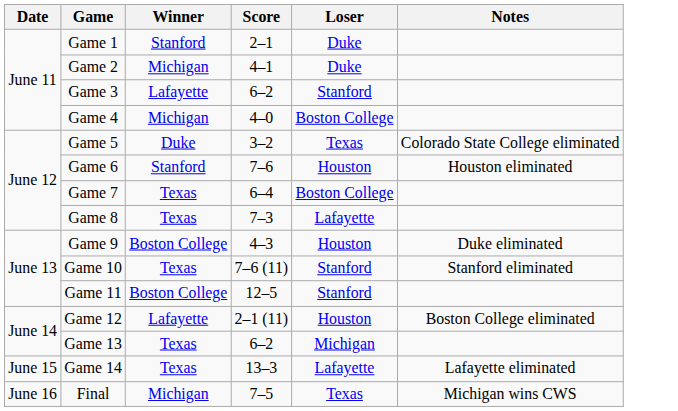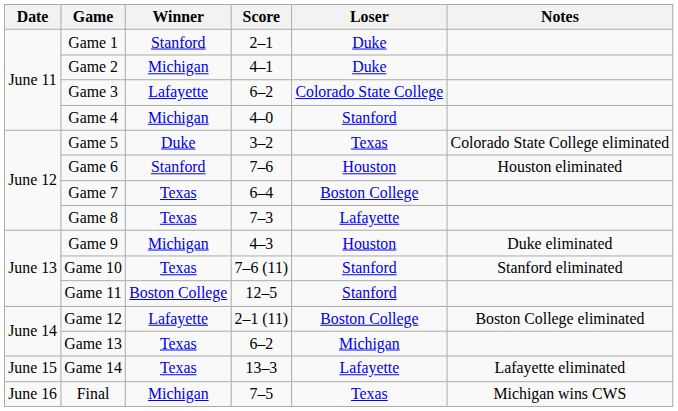(345, 92) Stanford -> (369, 92) Colorado State College
(345, 117) Boston College -> (369, 117) Stanford
(178, 243) Boston College -> (178, 243) Michigan
(345, 318) Houston -> (369, 318) Boston College
